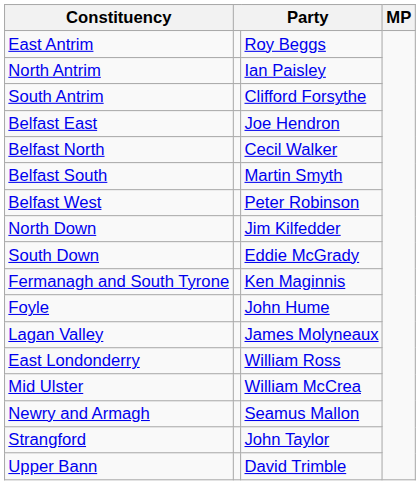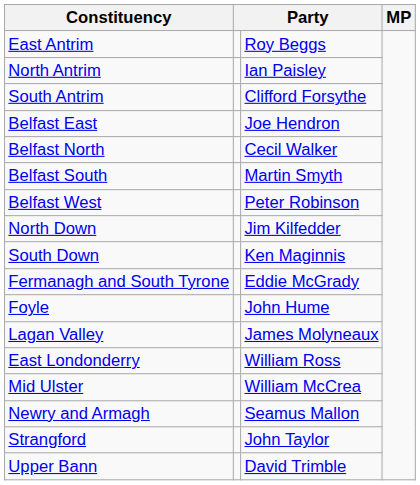(302, 255) Eddie McGrady -> (295, 255) Ken Maginnis
(295, 281) Ken Maginnis -> (302, 281) Eddie McGrady
